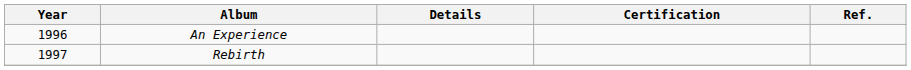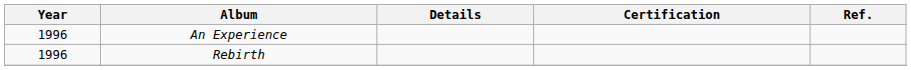(53, 55) 1997 -> (53, 55) 1996
